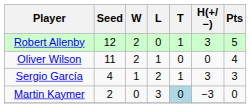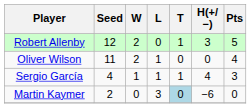(158, 77) 2 -> (158, 77) 1
(208, 77) 3 -> (208, 77) 4
(208, 94) −3 -> (208, 94) −6
